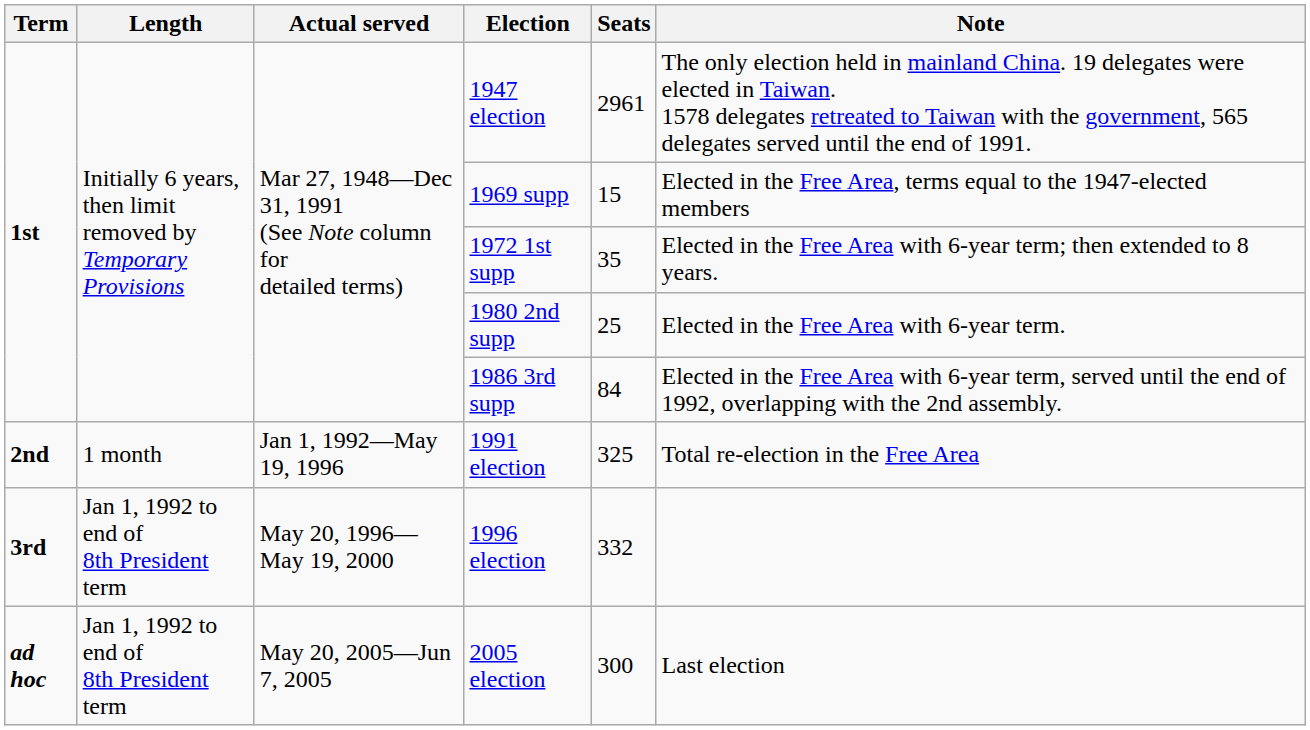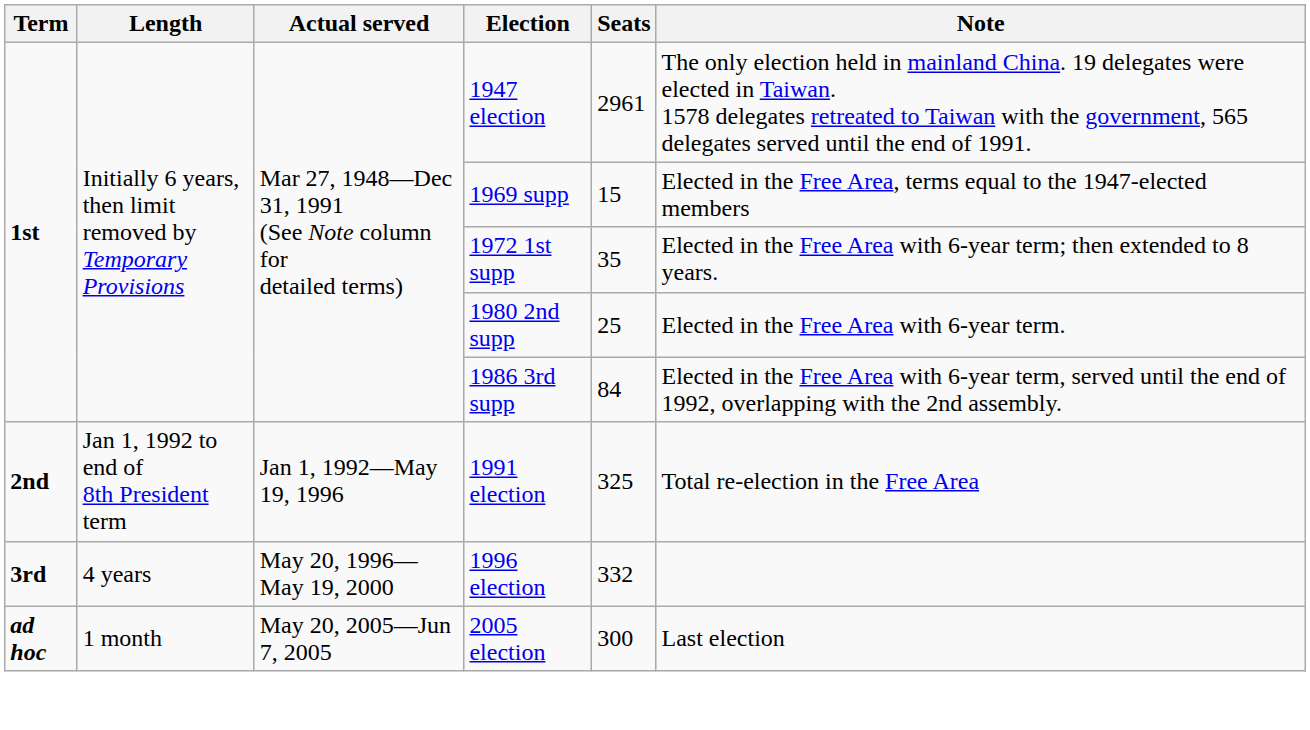(122, 454) 1 month -> (150, 481) Jan 1, 1992 to end of 8th President term
(150, 546) Jan 1, 1992 to end of 8th President term -> (117, 573) 4 years
(150, 665) Jan 1, 1992 to end of 8th President term -> (122, 638) 1 month
